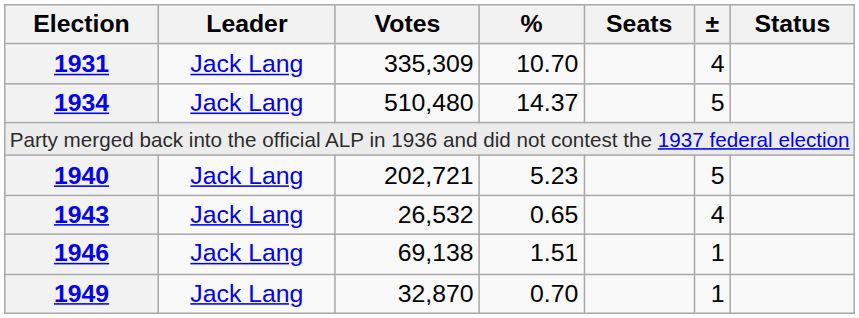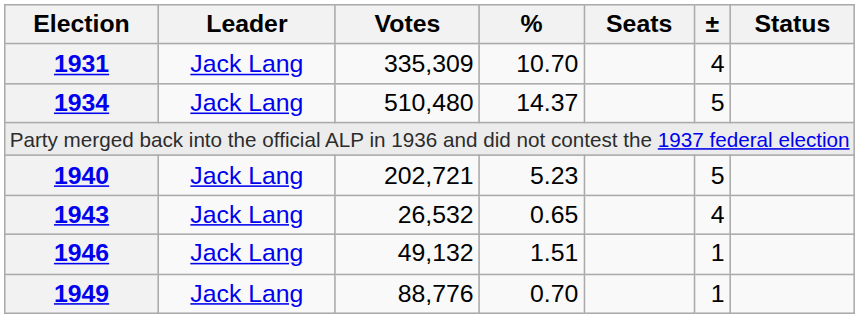(436, 253) 69,138 -> (436, 253) 49,132
(436, 293) 32,870 -> (436, 293) 88,776
